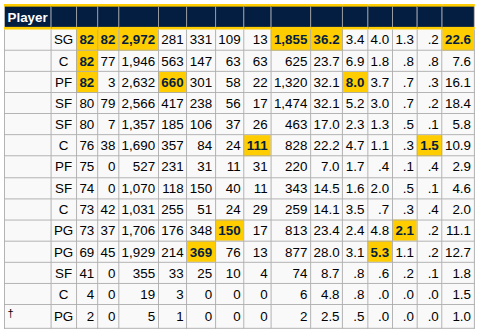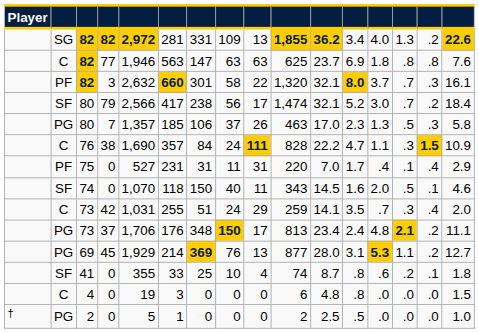(64, 125) SF -> (64, 125) PG
(433, 125) .1 -> (433, 125) .3
